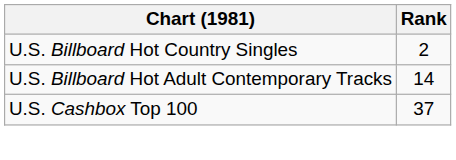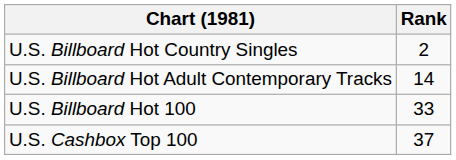+ row: (102, 109)
